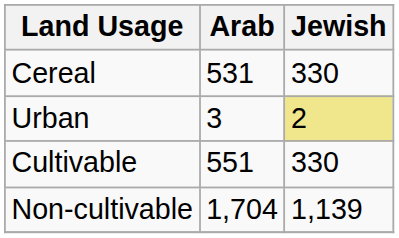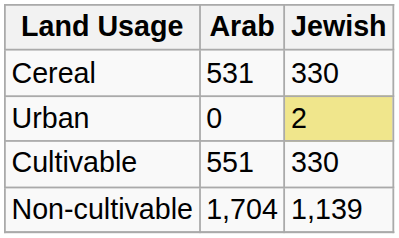(214, 118) 3 -> (214, 118) 0
